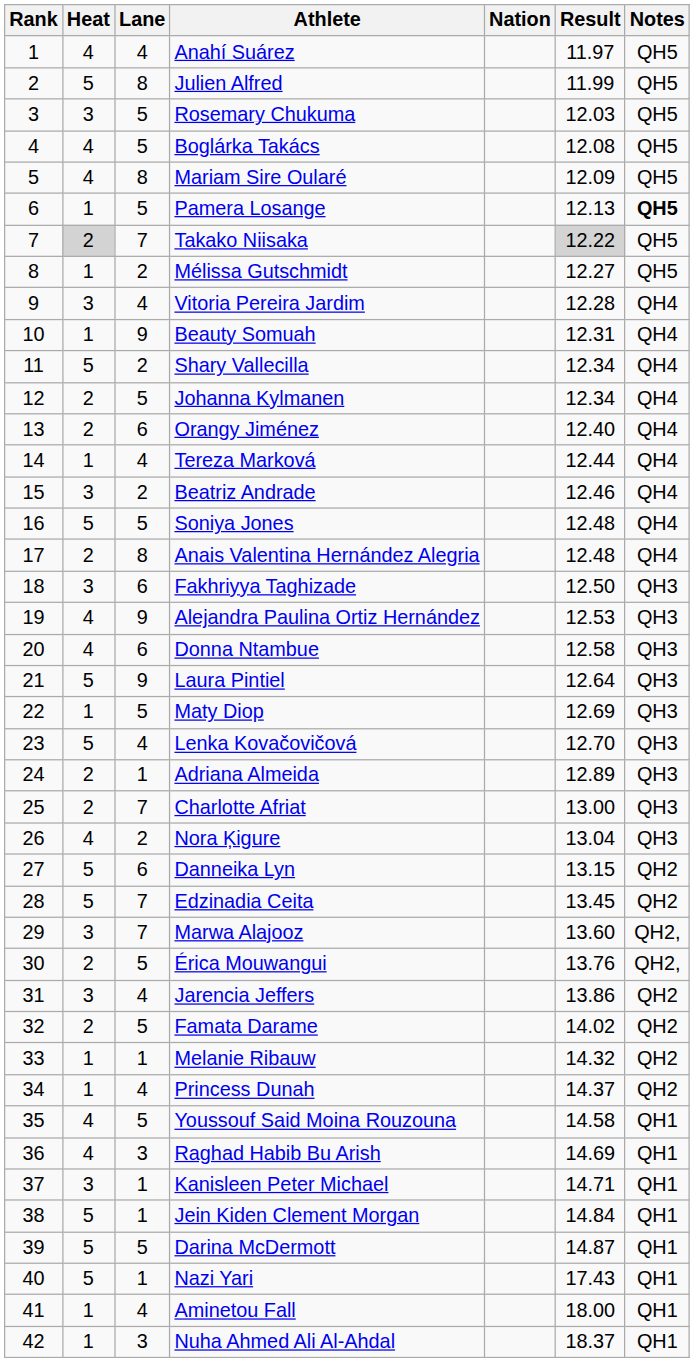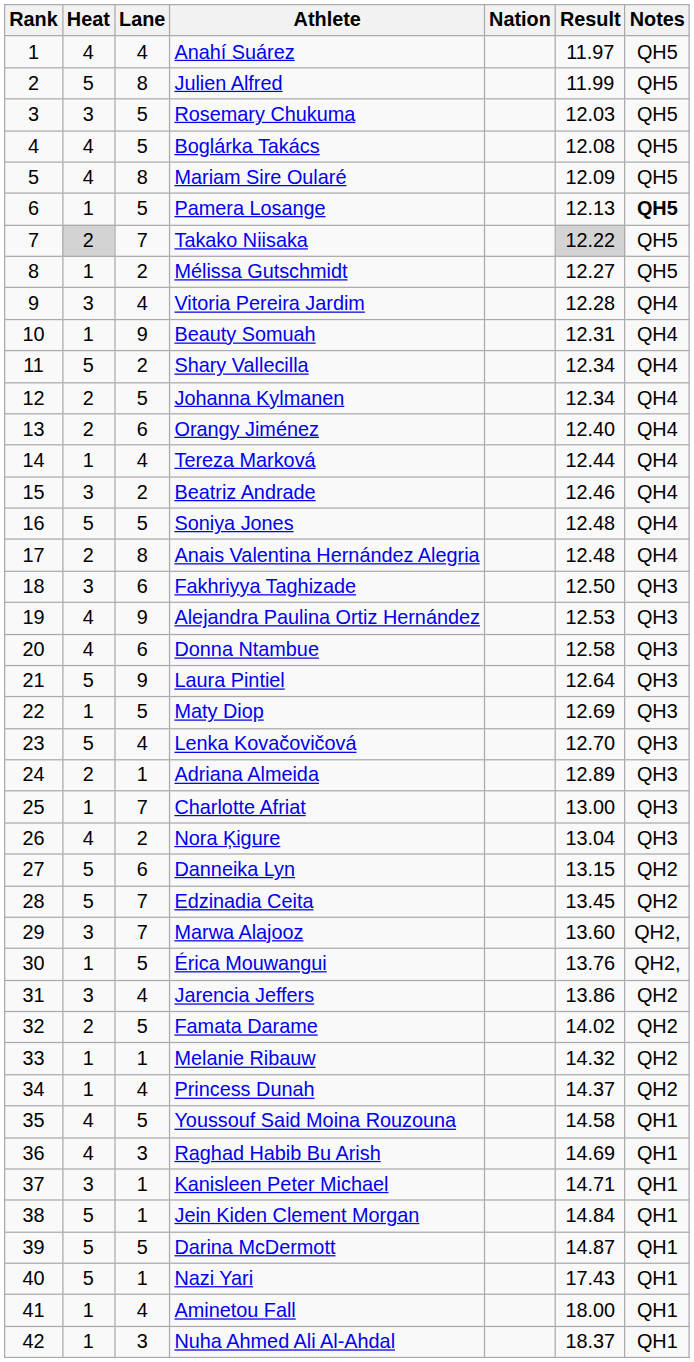(88, 806) 2 -> (88, 806) 1
(88, 964) 2 -> (88, 964) 1
